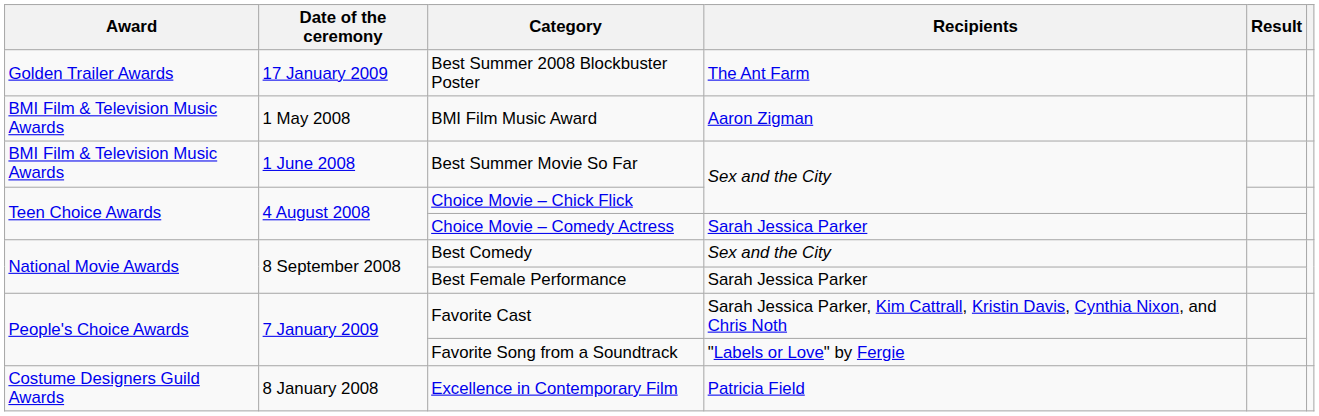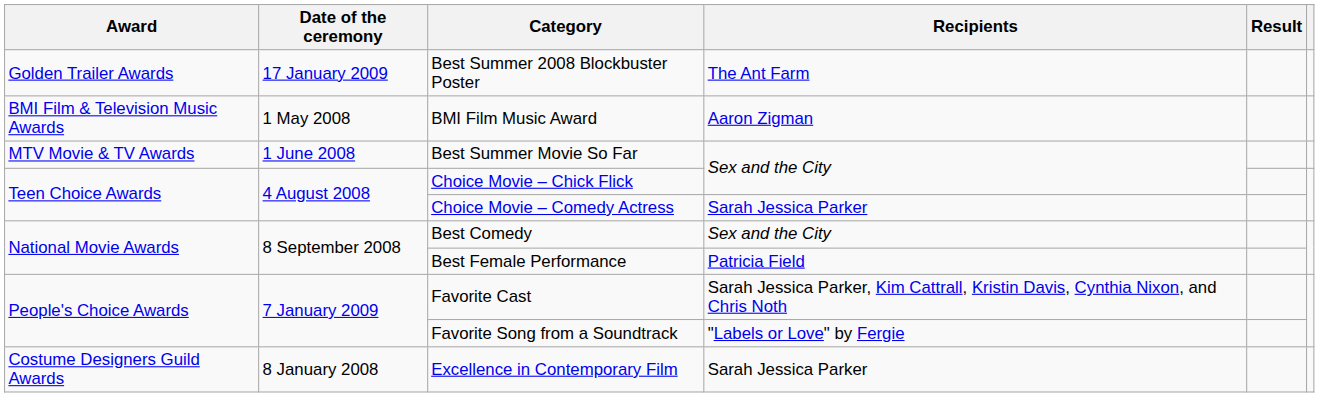(113, 163) BMI Film & Television Music Awards -> (101, 154) MTV Movie & TV Awards
(788, 279) Sarah Jessica Parker -> (756, 261) Patricia Field
(756, 388) Patricia Field -> (788, 369) Sarah Jessica Parker
